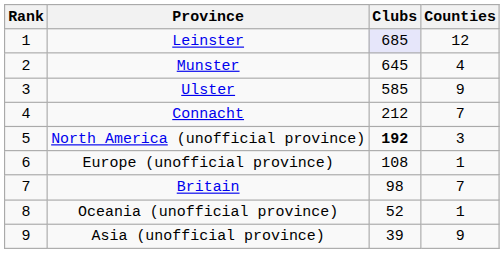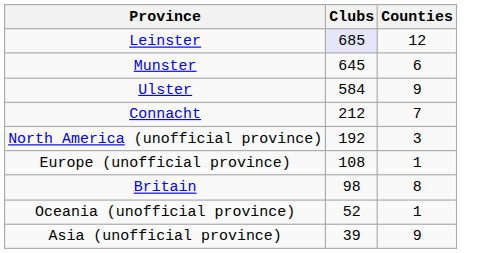- column: (26, 17)
(460, 65) 4 -> (417, 65) 6
(395, 90) 585 -> (352, 90) 584
(395, 139) bold -> (352, 139) normal
(460, 187) 7 -> (417, 187) 8
